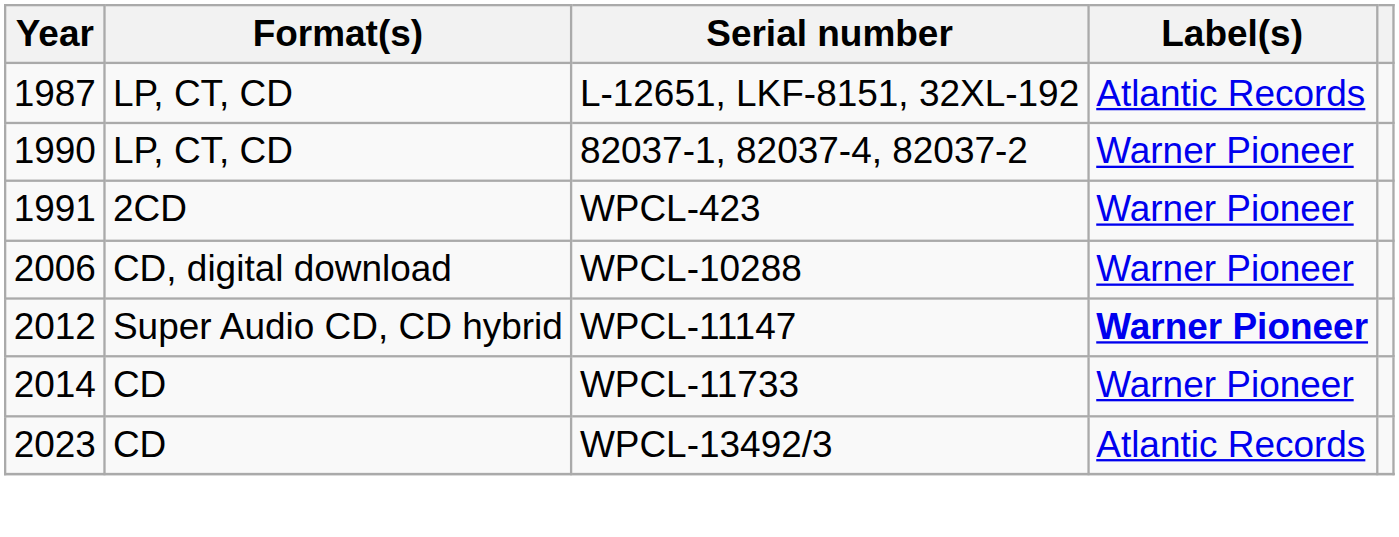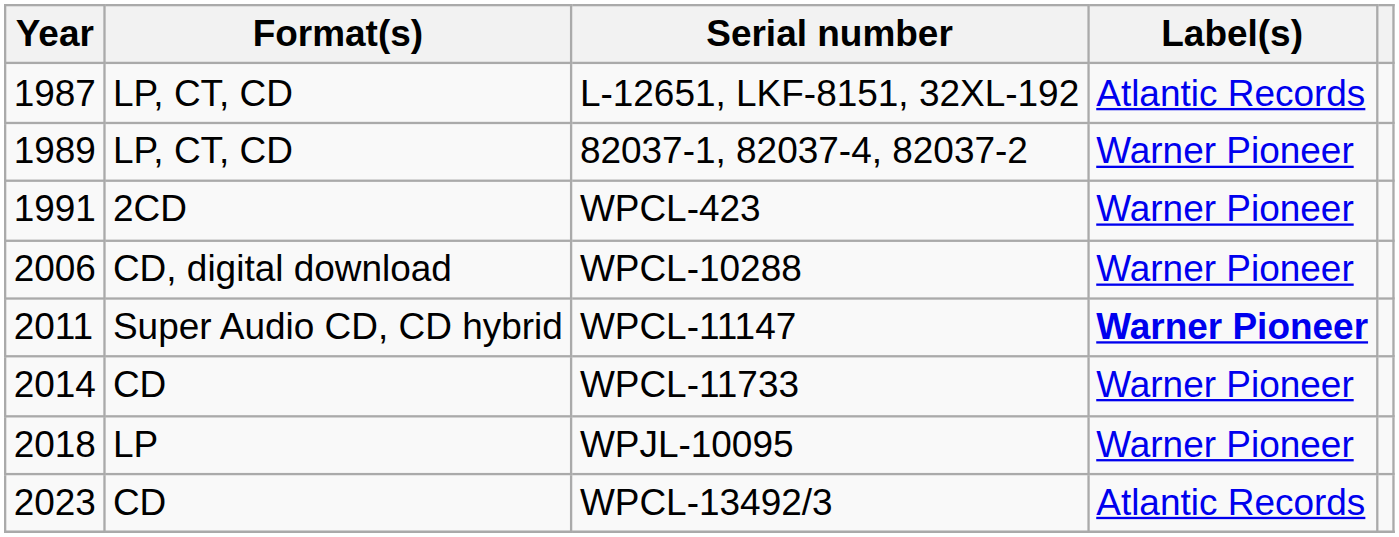(55, 151) 1990 -> (55, 151) 1989
(55, 326) 2012 -> (53, 326) 2011
+ row: (687, 444)
